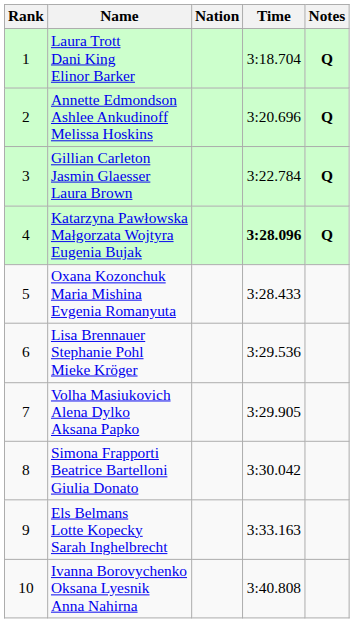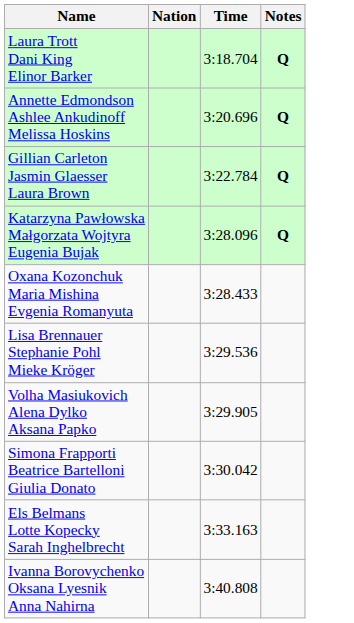- column: (26, 16)
(274, 235) bold -> (231, 235) normal
